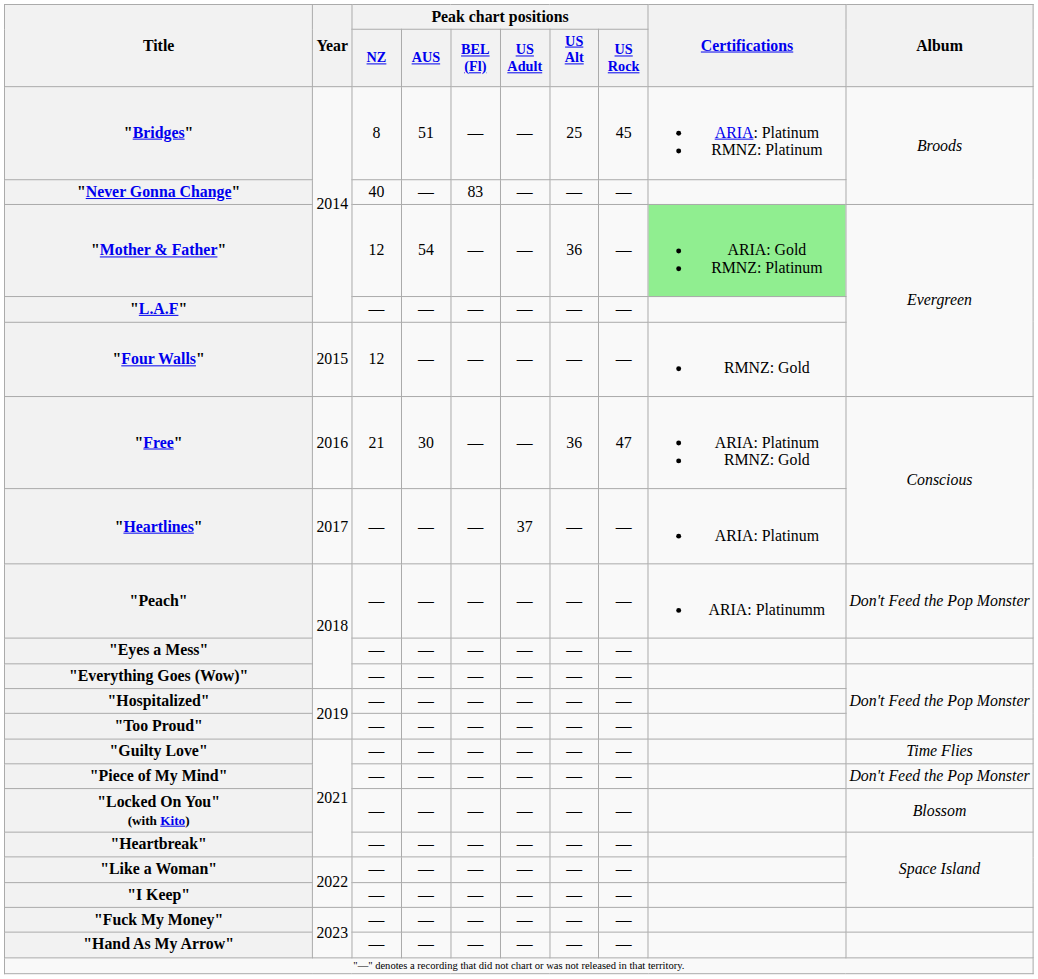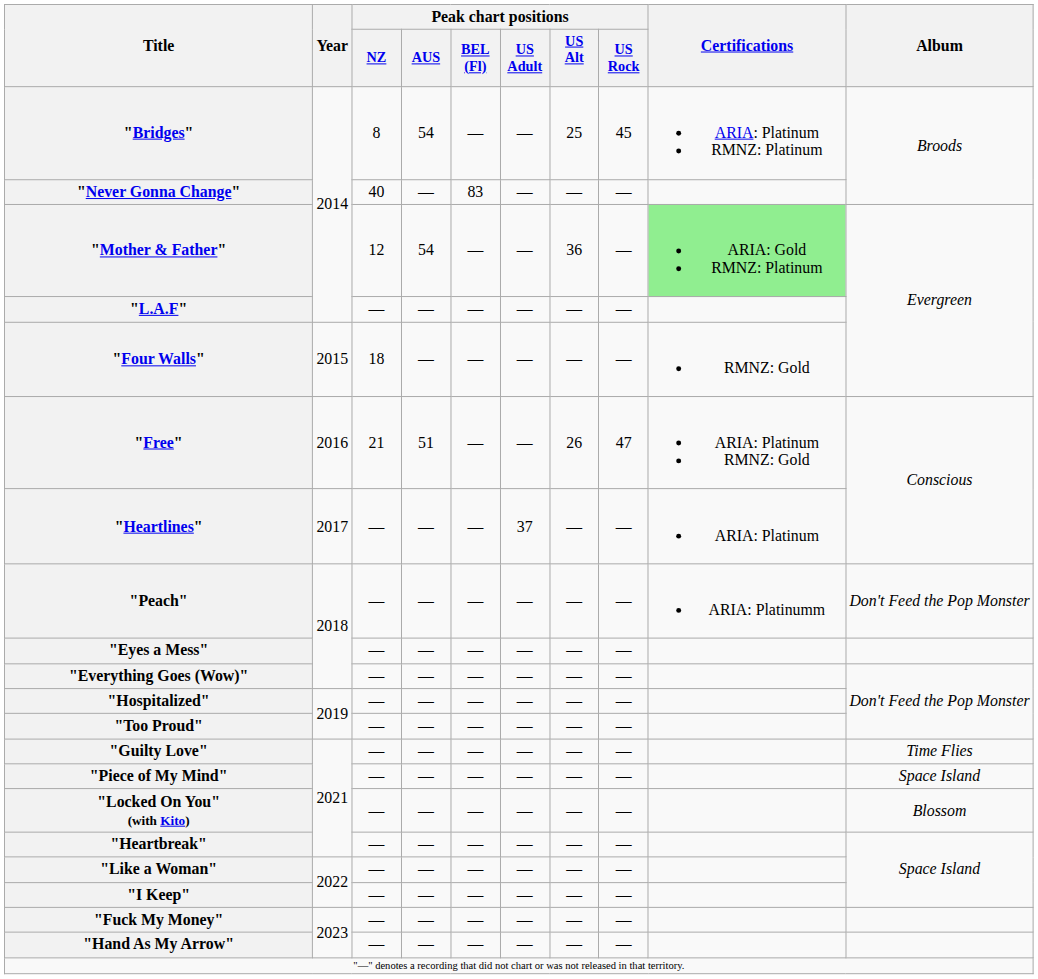(426, 133) 51 -> (426, 133) 54
(376, 359) 12 -> (376, 359) 18
(426, 442) 30 -> (426, 442) 51
(574, 442) 36 -> (574, 442) 26
(940, 776) Don't Feed the Pop Monster -> (940, 776) Space Island
